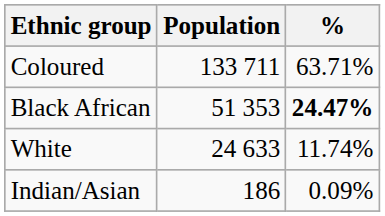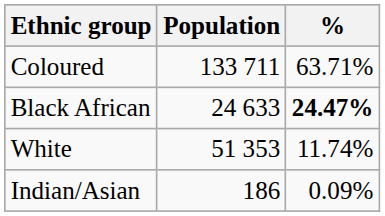(246, 108) 51 353 -> (246, 108) 24 633
(246, 149) 24 633 -> (246, 149) 51 353
